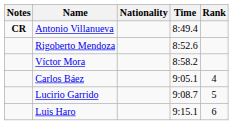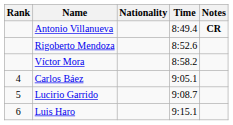columns swapped: (214, 12) <-> (19, 12)
